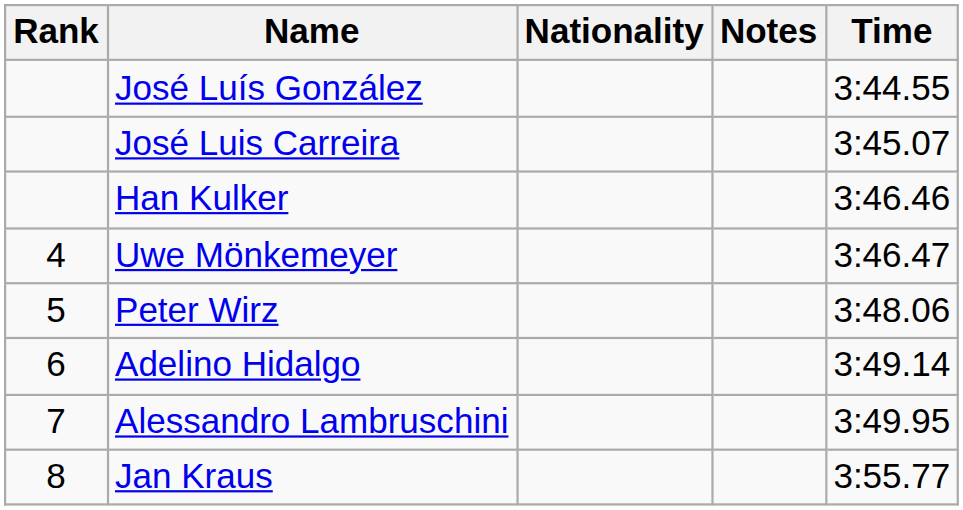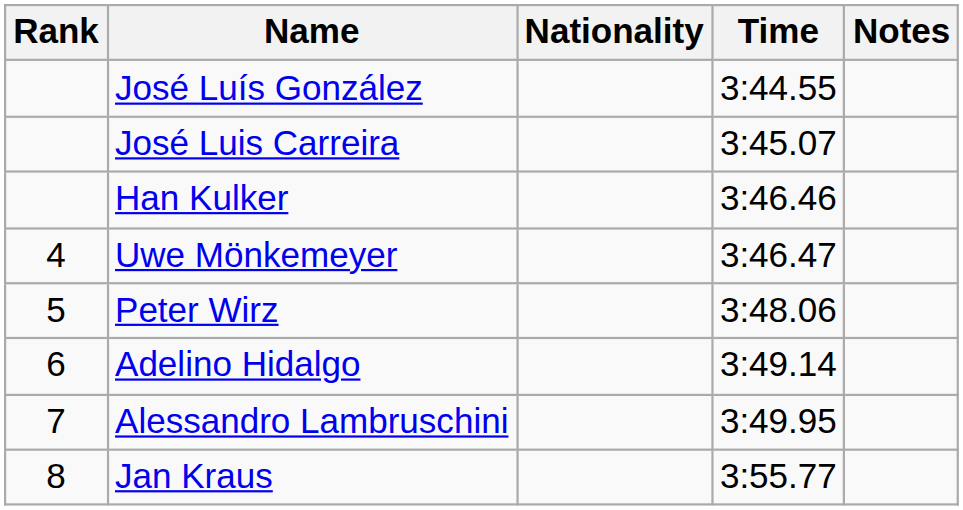columns swapped: (892, 32) <-> (769, 32)
